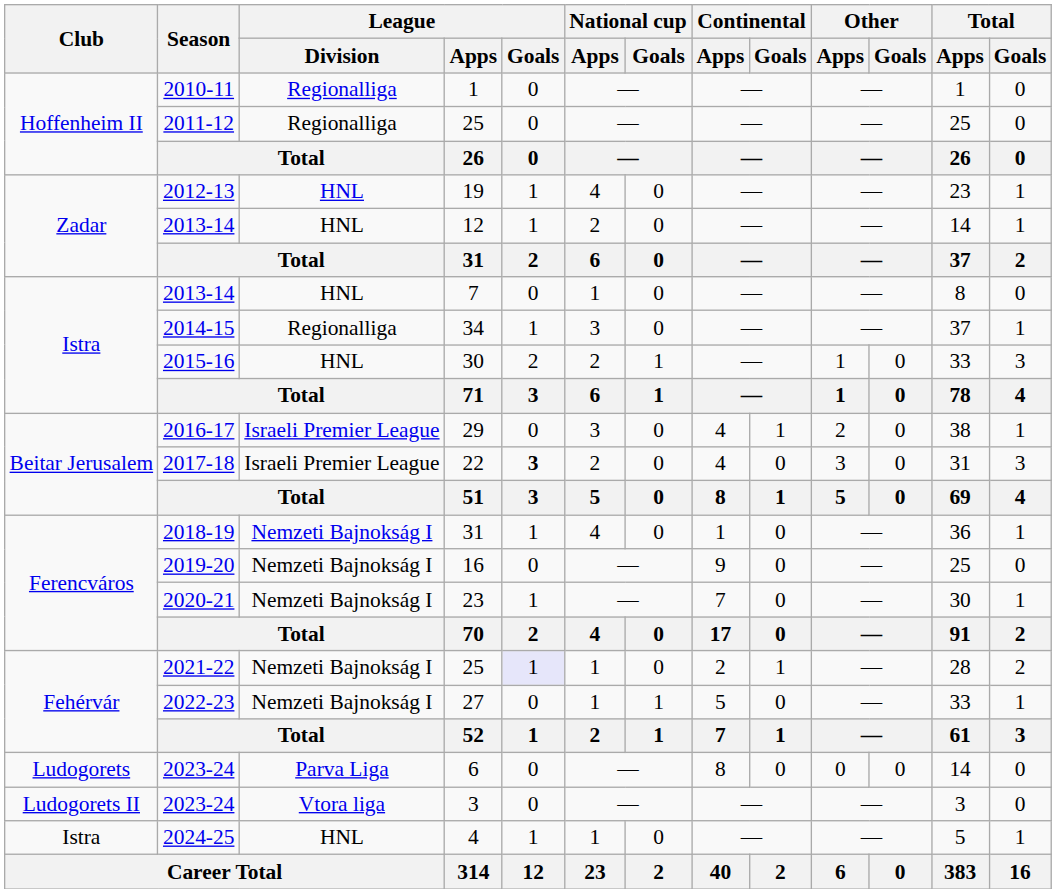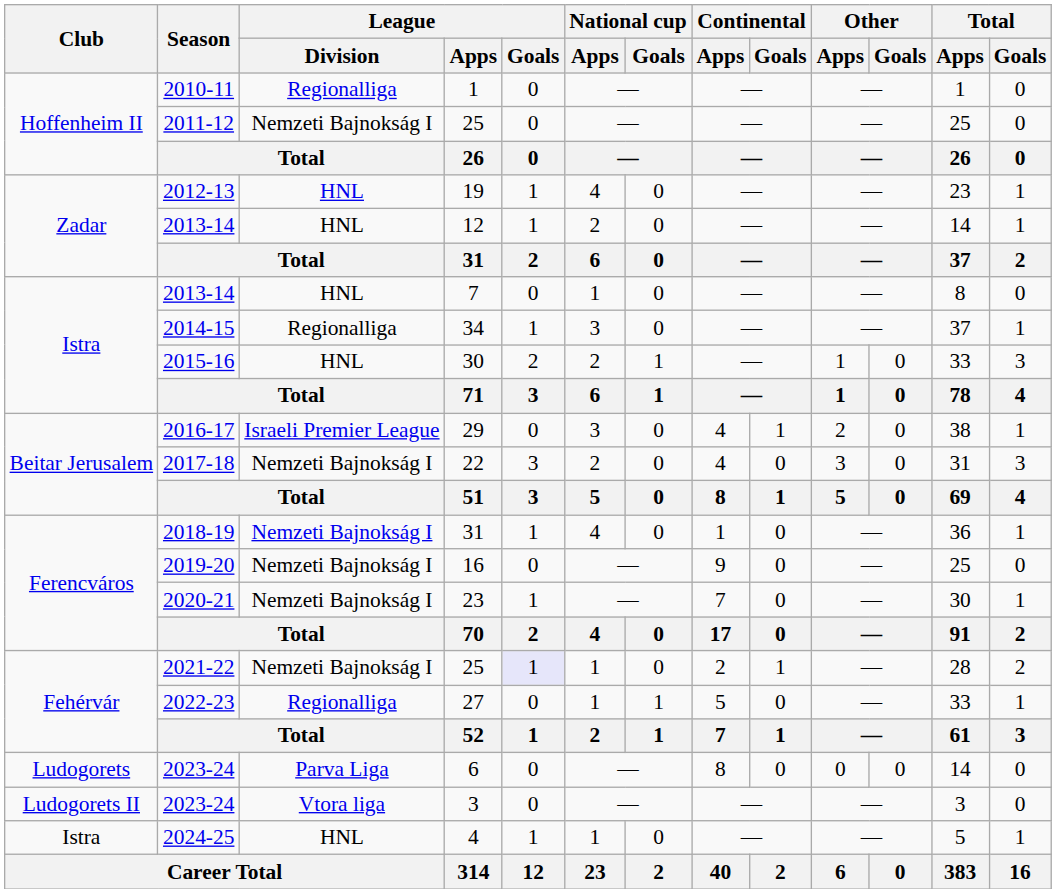(342, 123) Regionalliga -> (342, 123) Nemzeti Bajnokság I
(342, 463) Israeli Premier League -> (342, 463) Nemzeti Bajnokság I
(533, 463) bold -> (533, 463) normal
(342, 701) Nemzeti Bajnokság I -> (342, 701) Regionalliga
